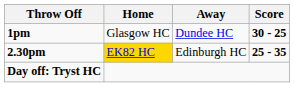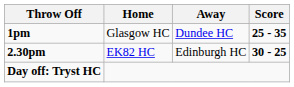(269, 33) 30 - 25 -> (269, 33) 25 - 35
(131, 52) gold background -> (131, 52) no background
(269, 52) 25 - 35 -> (269, 52) 30 - 25
